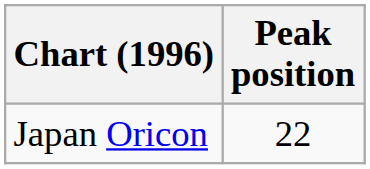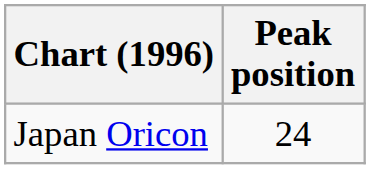(293, 132) 22 -> (293, 132) 24
